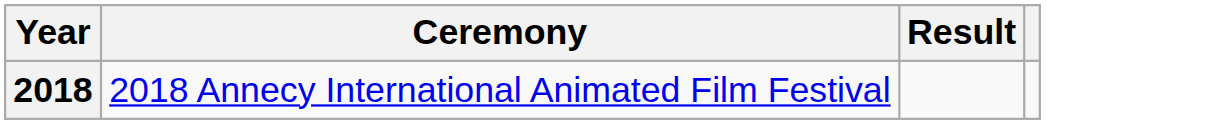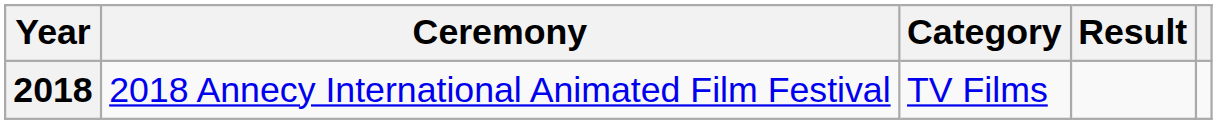+ column: (984, 32)
